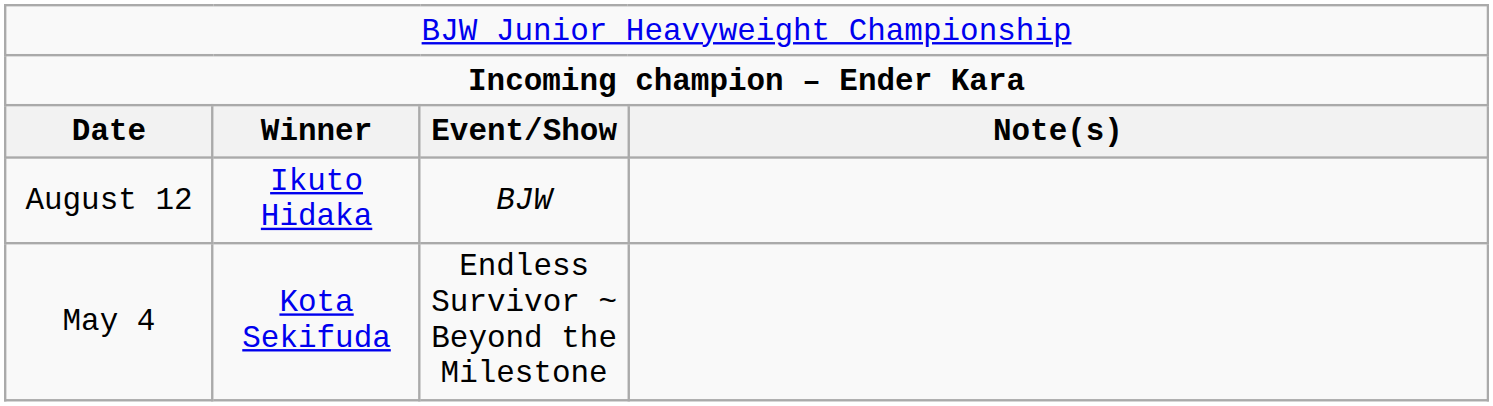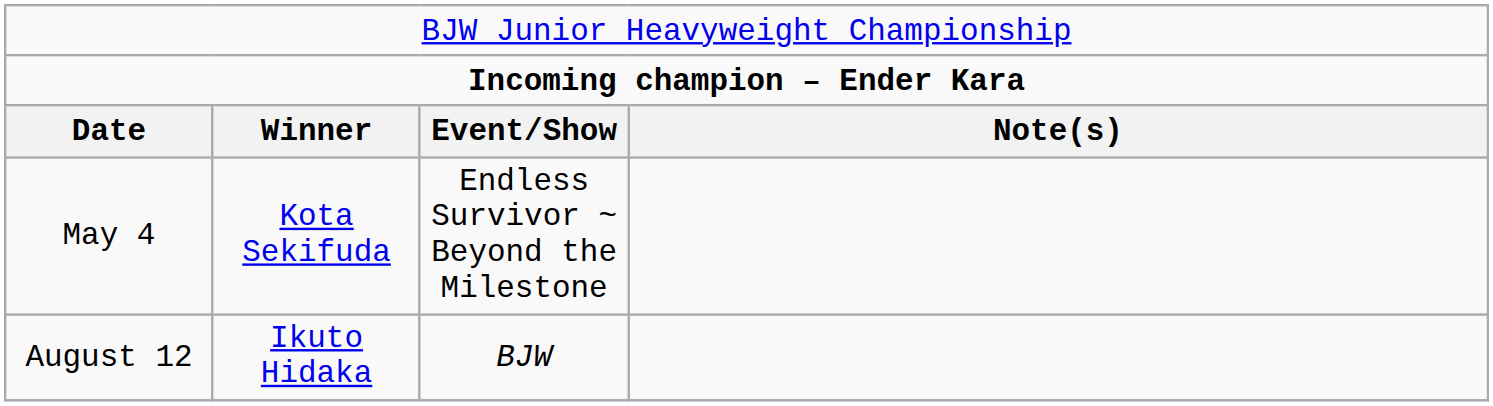rows swapped: (109, 321) <-> (109, 200)
